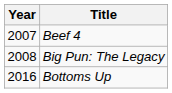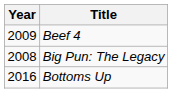(22, 35) 2007 -> (22, 35) 2009
